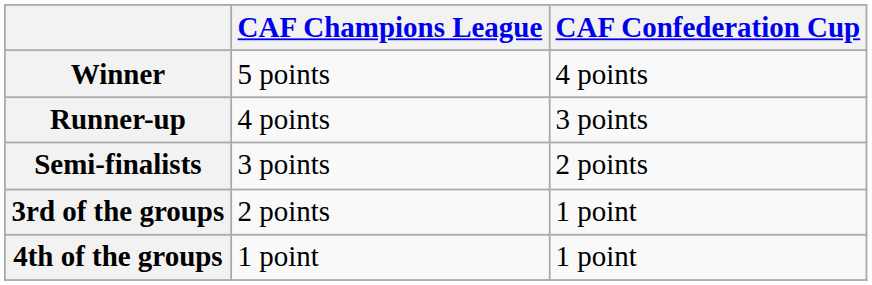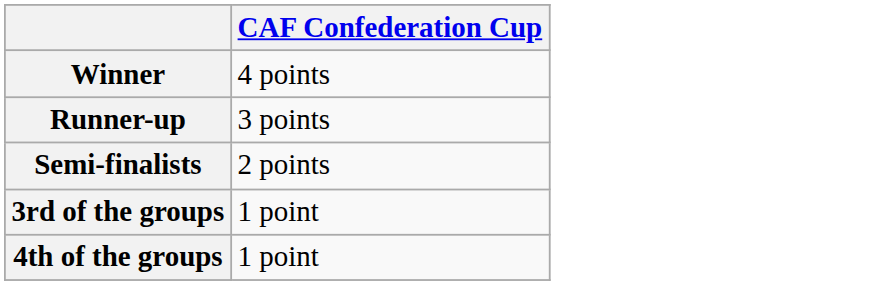- column: (390, 27)
